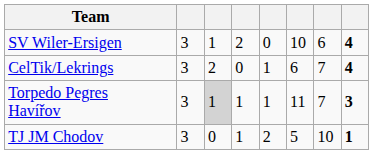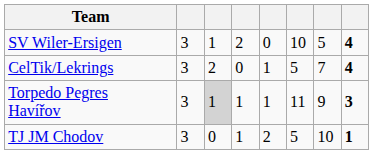(321, 42) 6 -> (321, 42) 5
(294, 67) 6 -> (294, 67) 5
(321, 102) 7 -> (321, 102) 9
